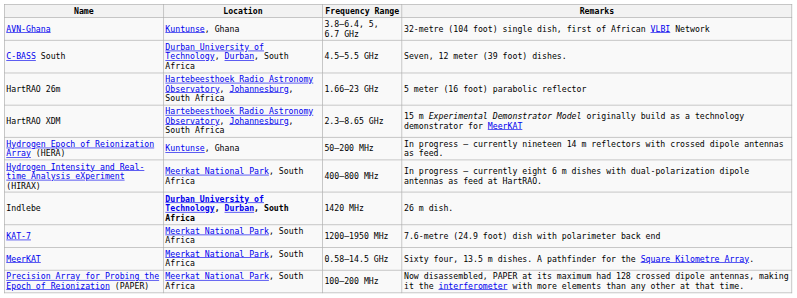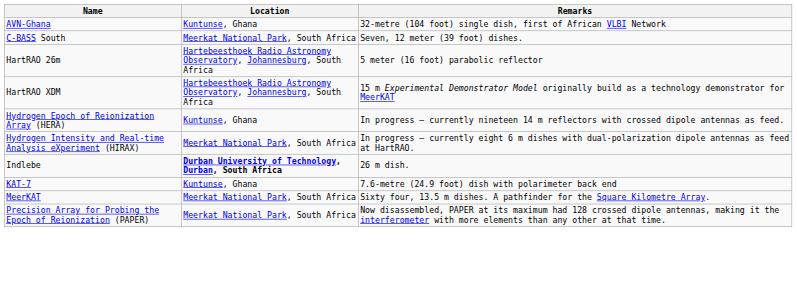- column: (362, 11)
(227, 57) Durban University of Technology, Durban, South Africa -> (270, 38) Meerkat National Park, South Africa
(234, 236) Meerkat National Park, South Africa -> (220, 184) Kuntunse, Ghana
